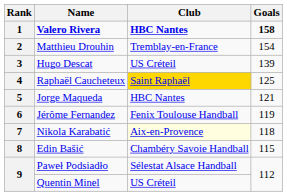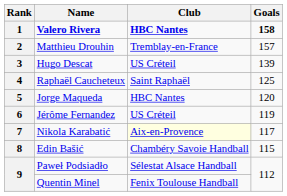(267, 47) 154 -> (267, 47) 157
(160, 81) gold background -> (160, 81) no background
(267, 98) 121 -> (267, 98) 120
(184, 115) Fenix Toulouse Handball -> (153, 115) US Créteil
(267, 132) 118 -> (267, 132) 117
(153, 183) US Créteil -> (184, 183) Fenix Toulouse Handball
